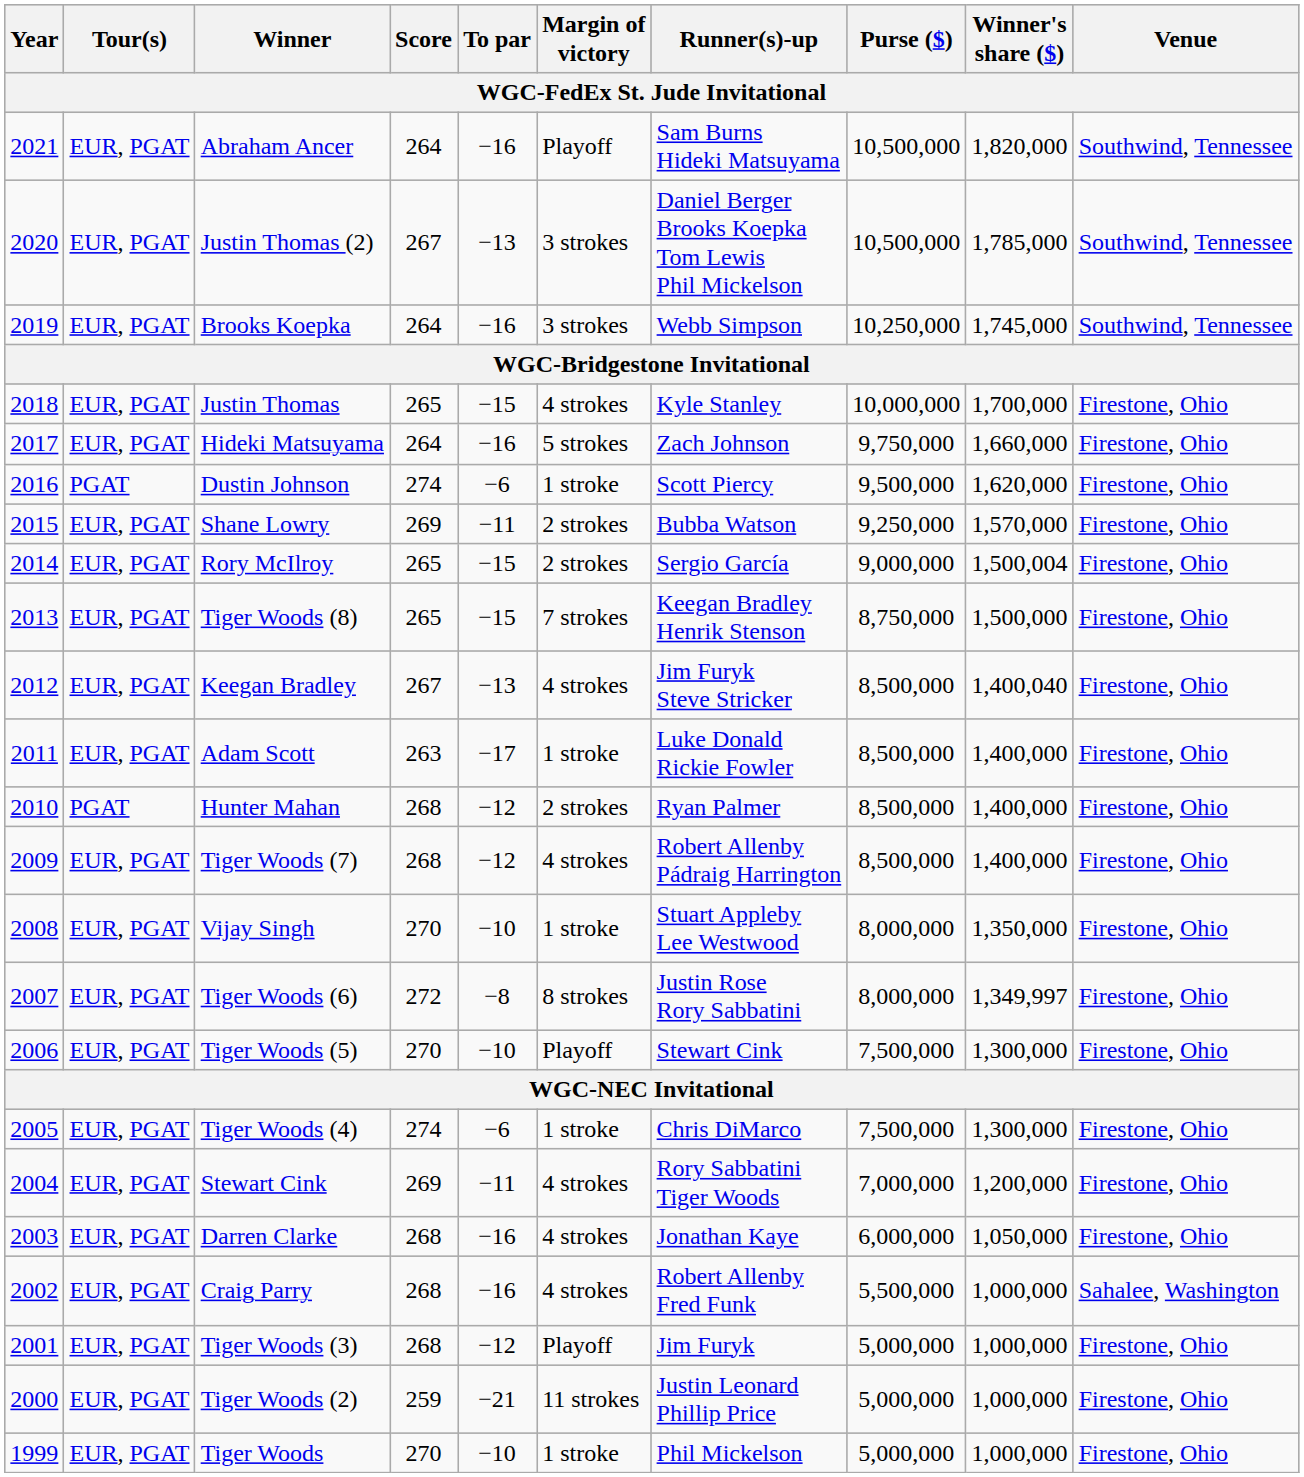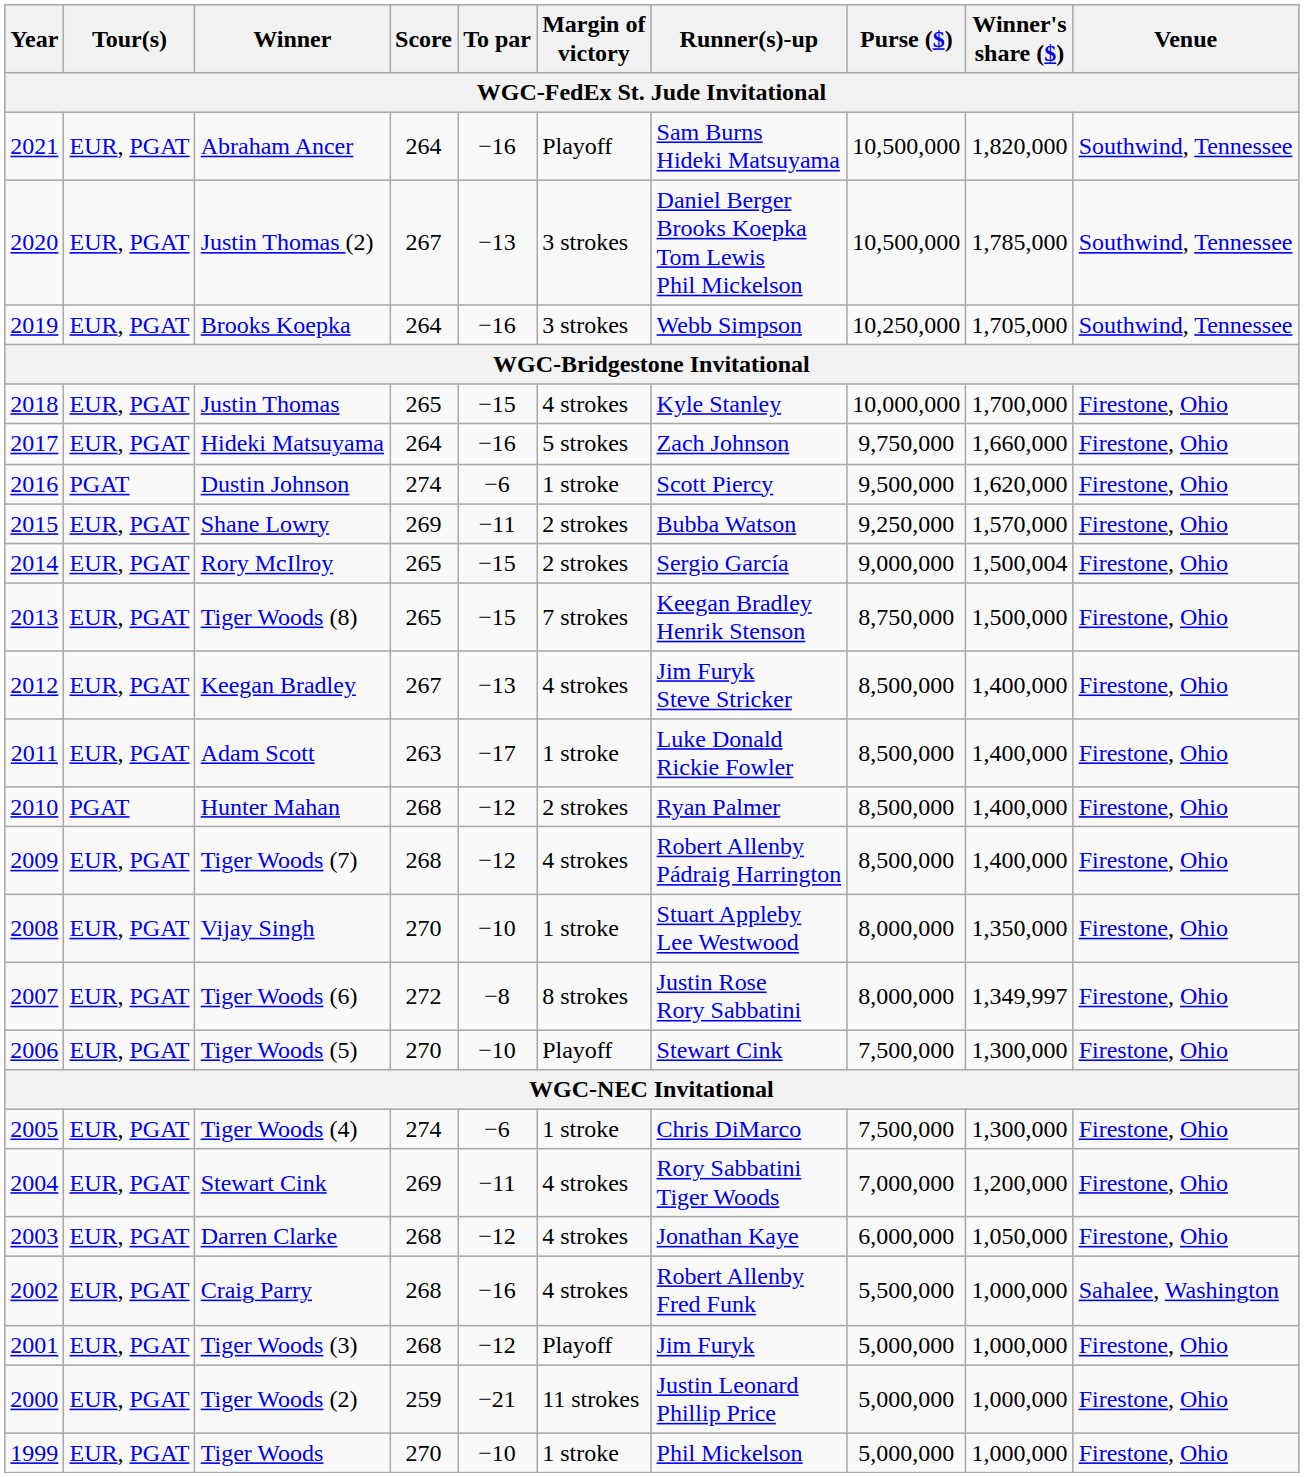(1019, 325) 1,745,000 -> (1019, 325) 1,705,000
(1019, 684) 1,400,040 -> (1019, 684) 1,400,000
(497, 1236) −16 -> (497, 1236) −12
